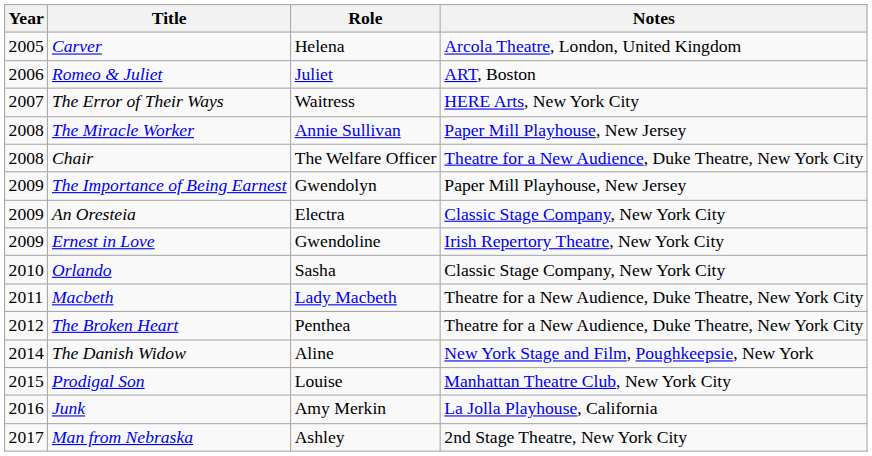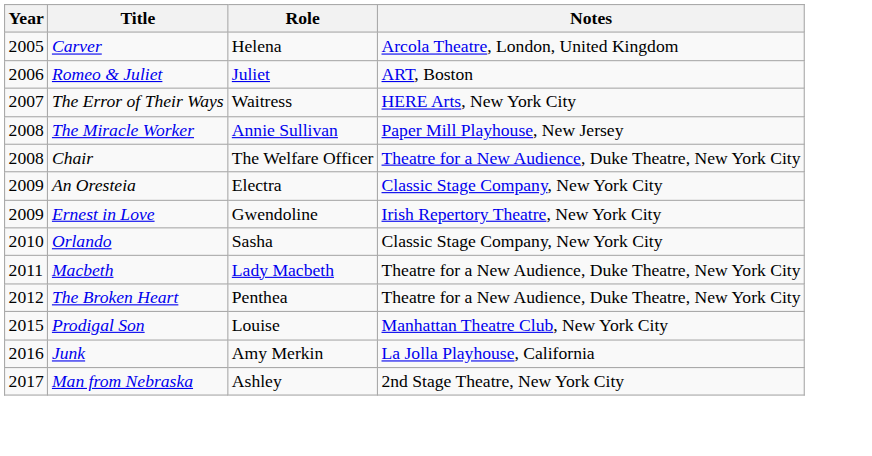- row: (169, 185)
- row: (119, 353)
